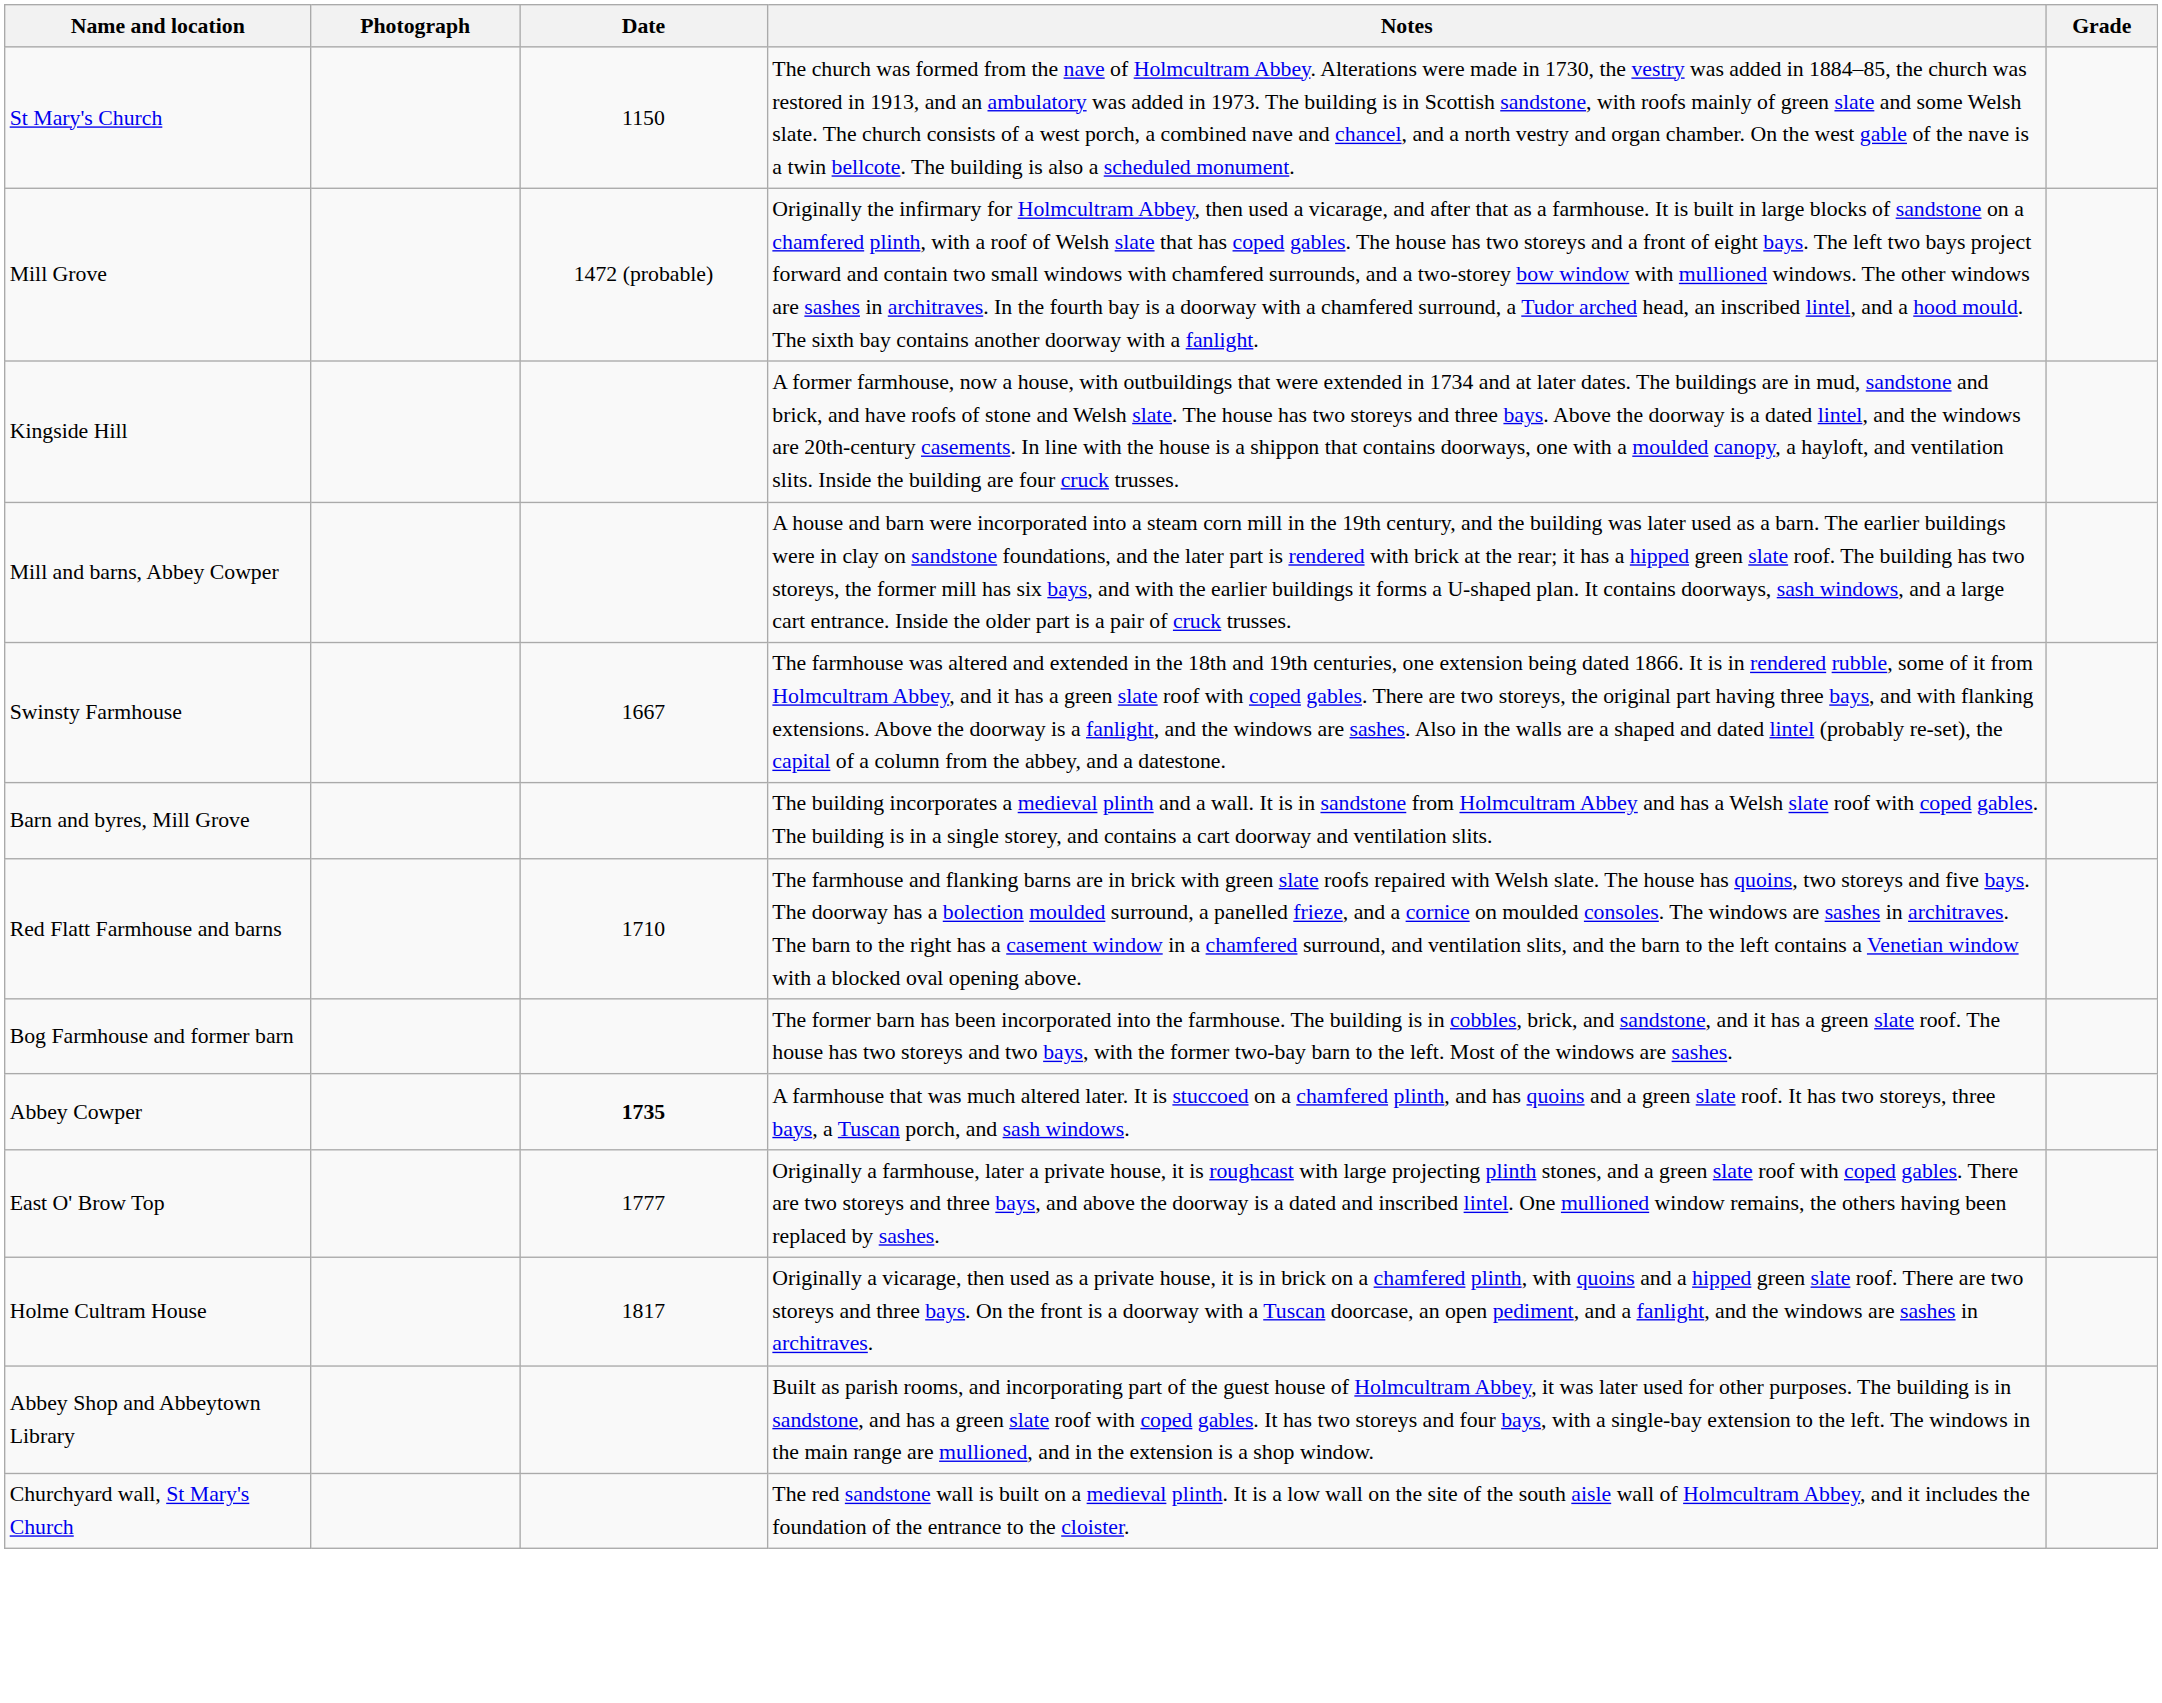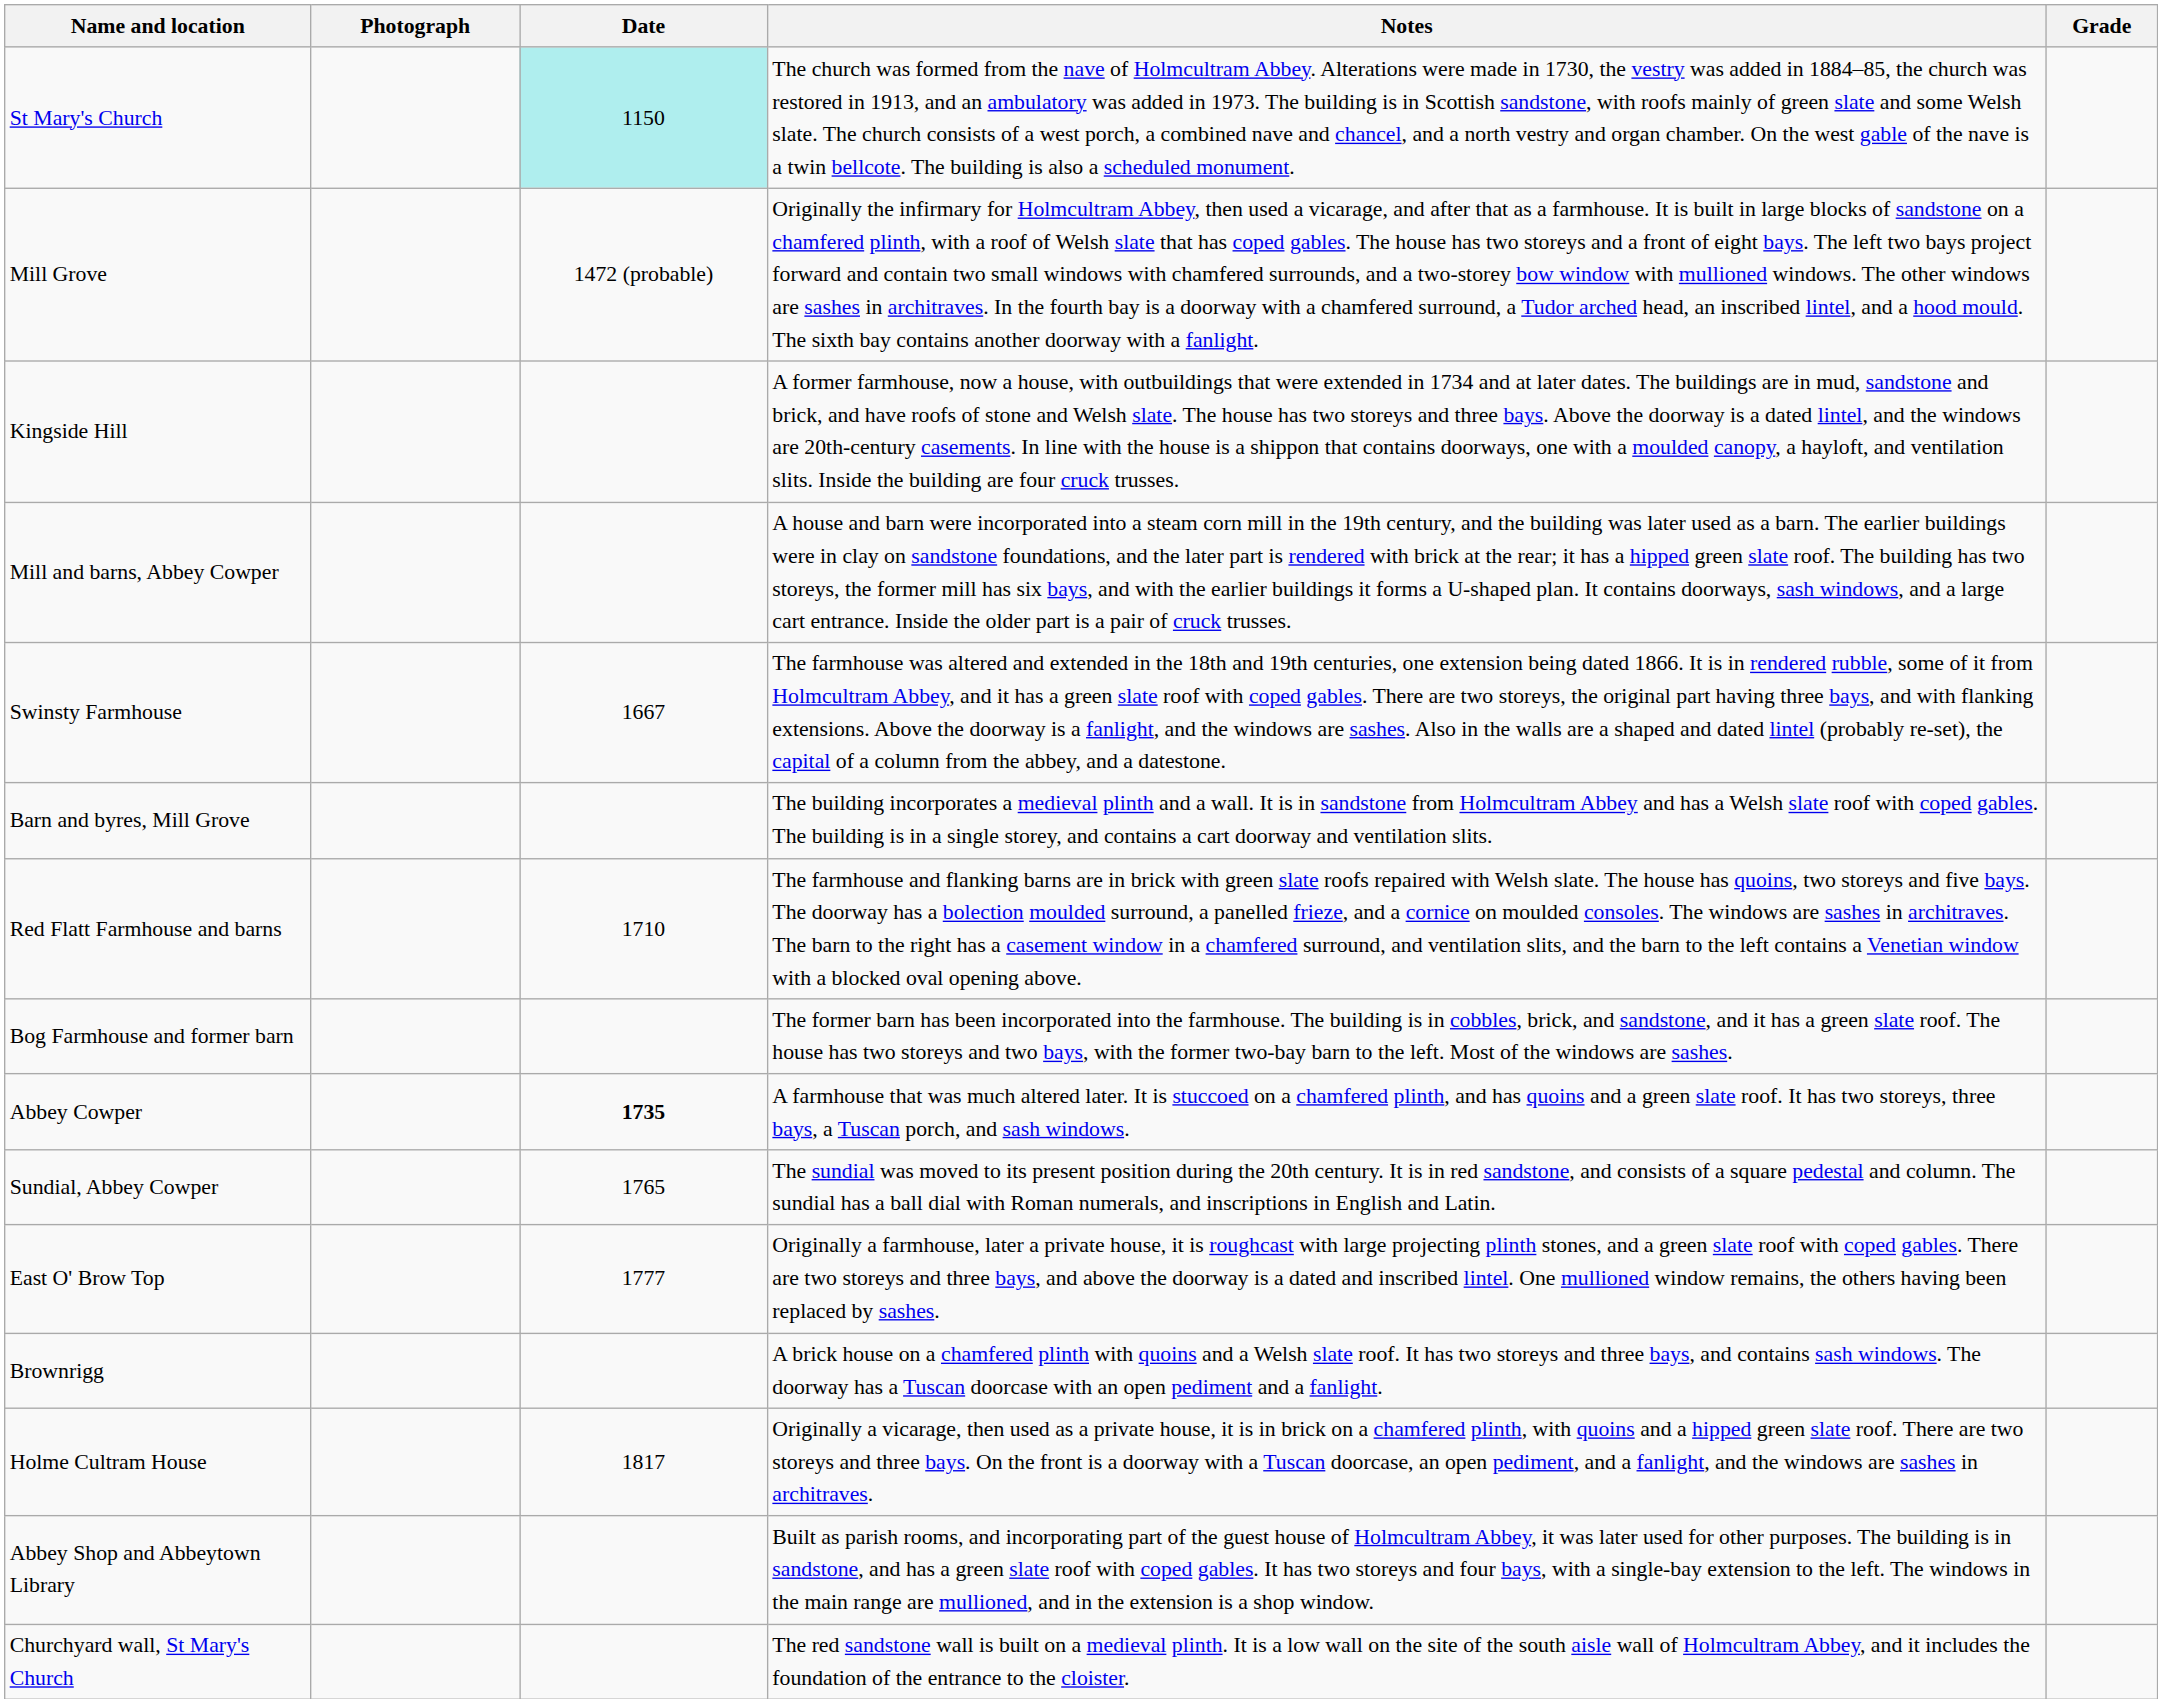(643, 117) no background -> (643, 117) paleturquoise background
+ row: (114, 1186)
+ row: (57, 1370)
